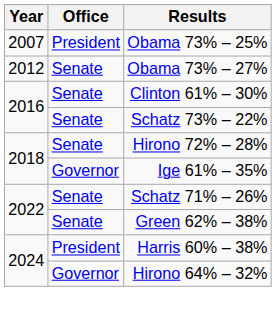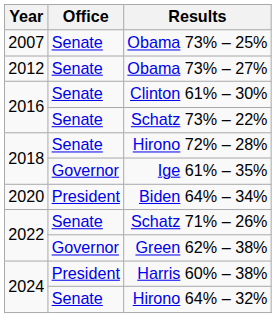(86, 42) President -> (77, 42) Senate
+ row: (203, 196)
(77, 222) Senate -> (85, 247) Governor
(85, 273) Governor -> (77, 299) Senate
